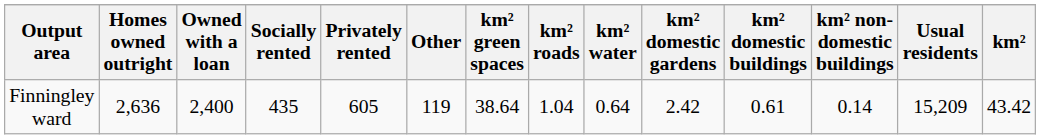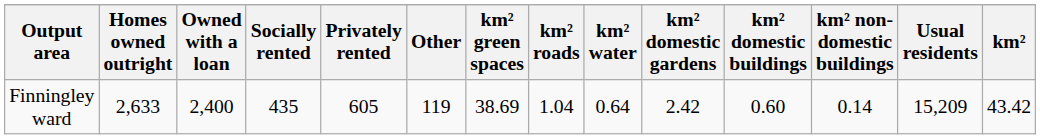(138, 106) 2,636 -> (138, 106) 2,633
(497, 106) 38.64 -> (497, 106) 38.69
(768, 106) 0.61 -> (768, 106) 0.60
